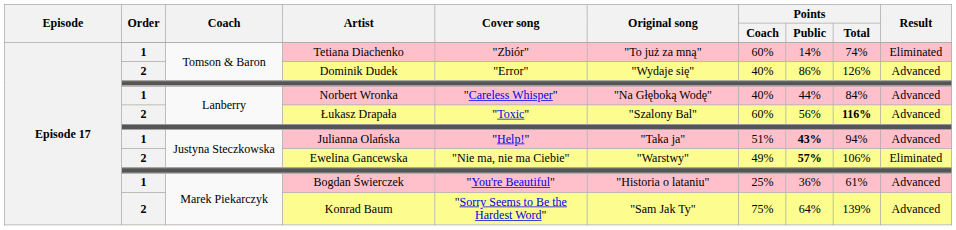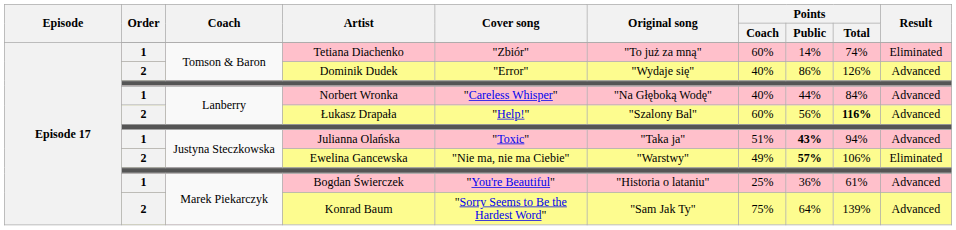(511, 114) "Toxic" -> (511, 114) "Help!"
(511, 139) "Help!" -> (511, 139) "Toxic"
